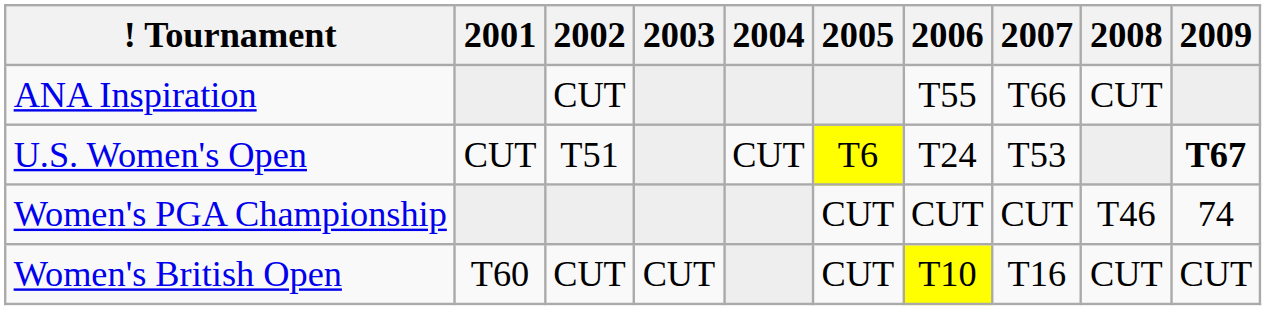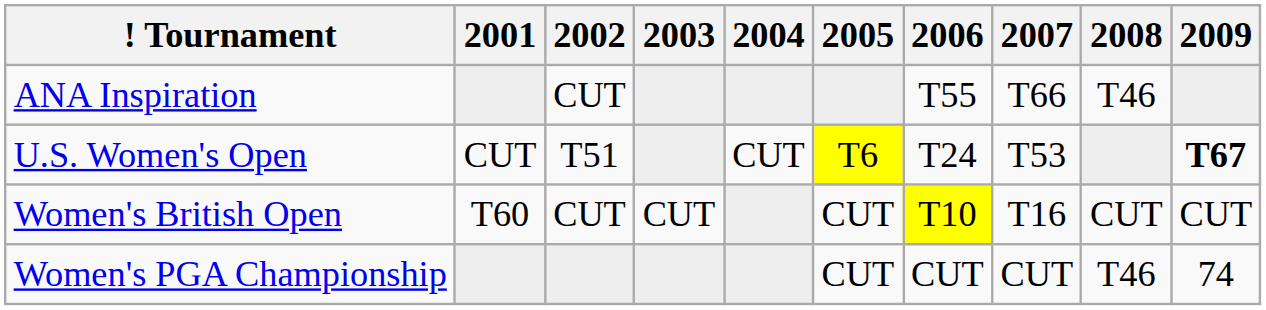(1126, 94) CUT -> (1126, 94) T46
rows swapped: (230, 214) <-> (178, 274)
